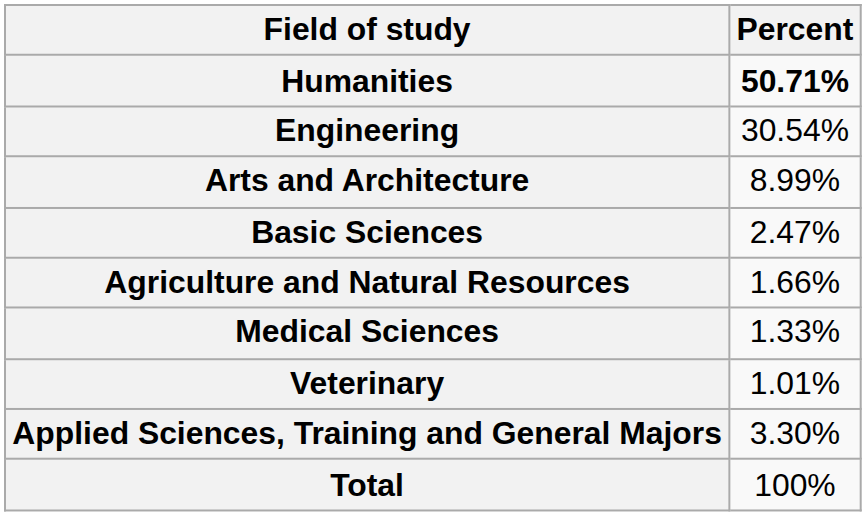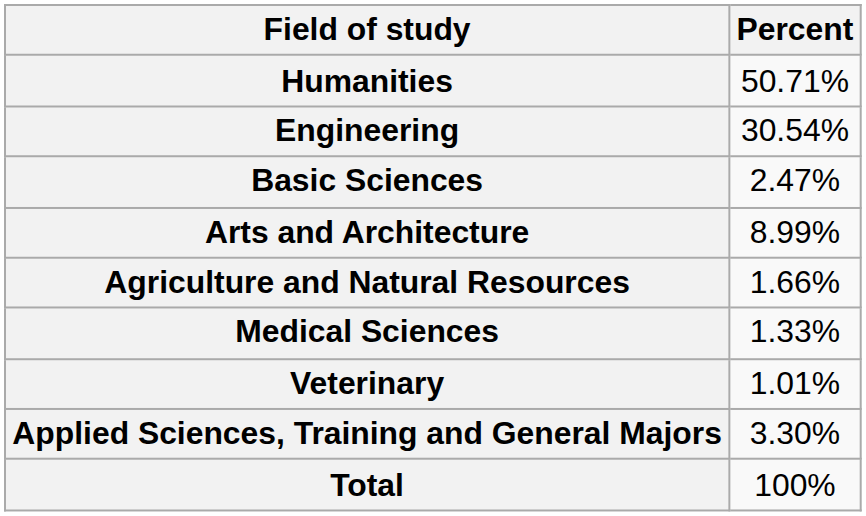(795, 80) bold -> (795, 80) normal
rows swapped: (367, 181) <-> (367, 231)
